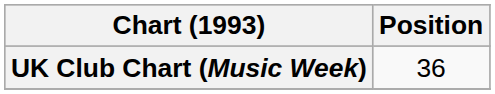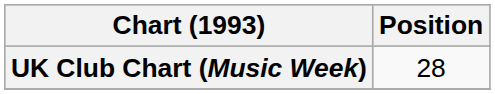(431, 67) 36 -> (431, 67) 28
